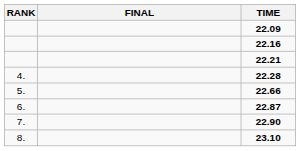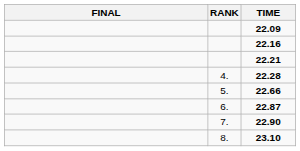columns swapped: (21, 13) <-> (139, 13)
